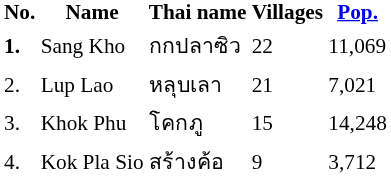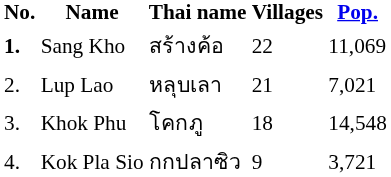(195, 46) กกปลาซิว -> (187, 46) สร้างค้อ
(262, 122) 15 -> (262, 122) 18
(358, 122) 14,248 -> (358, 122) 14,548
(187, 162) สร้างค้อ -> (195, 162) กกปลาซิว
(352, 161) 3,712 -> (352, 161) 3,721
